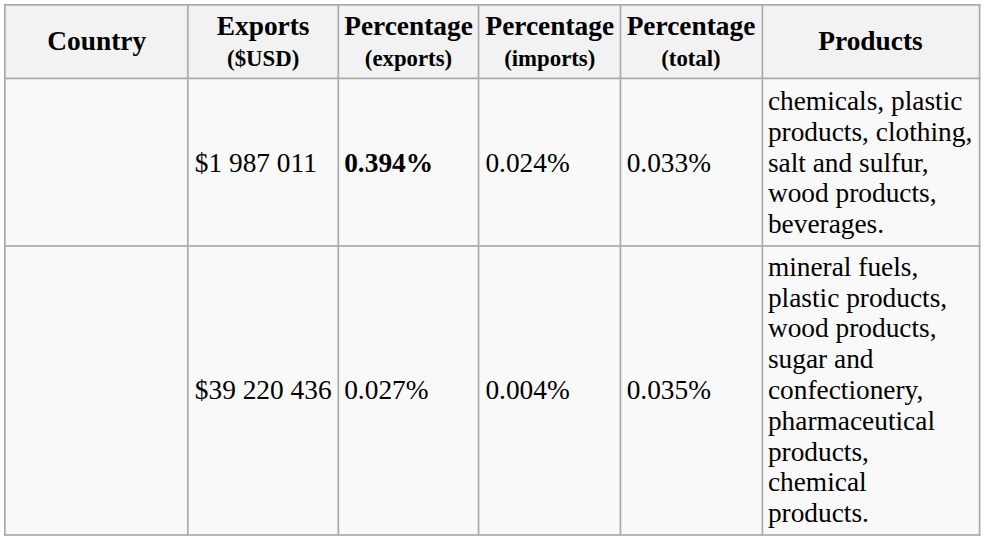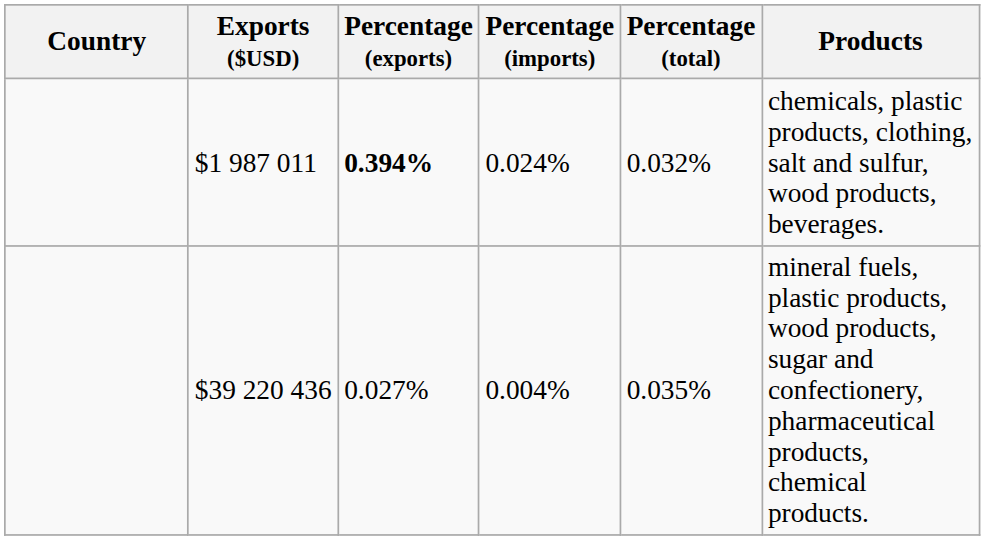(669, 161) 0.033% -> (669, 161) 0.032%
